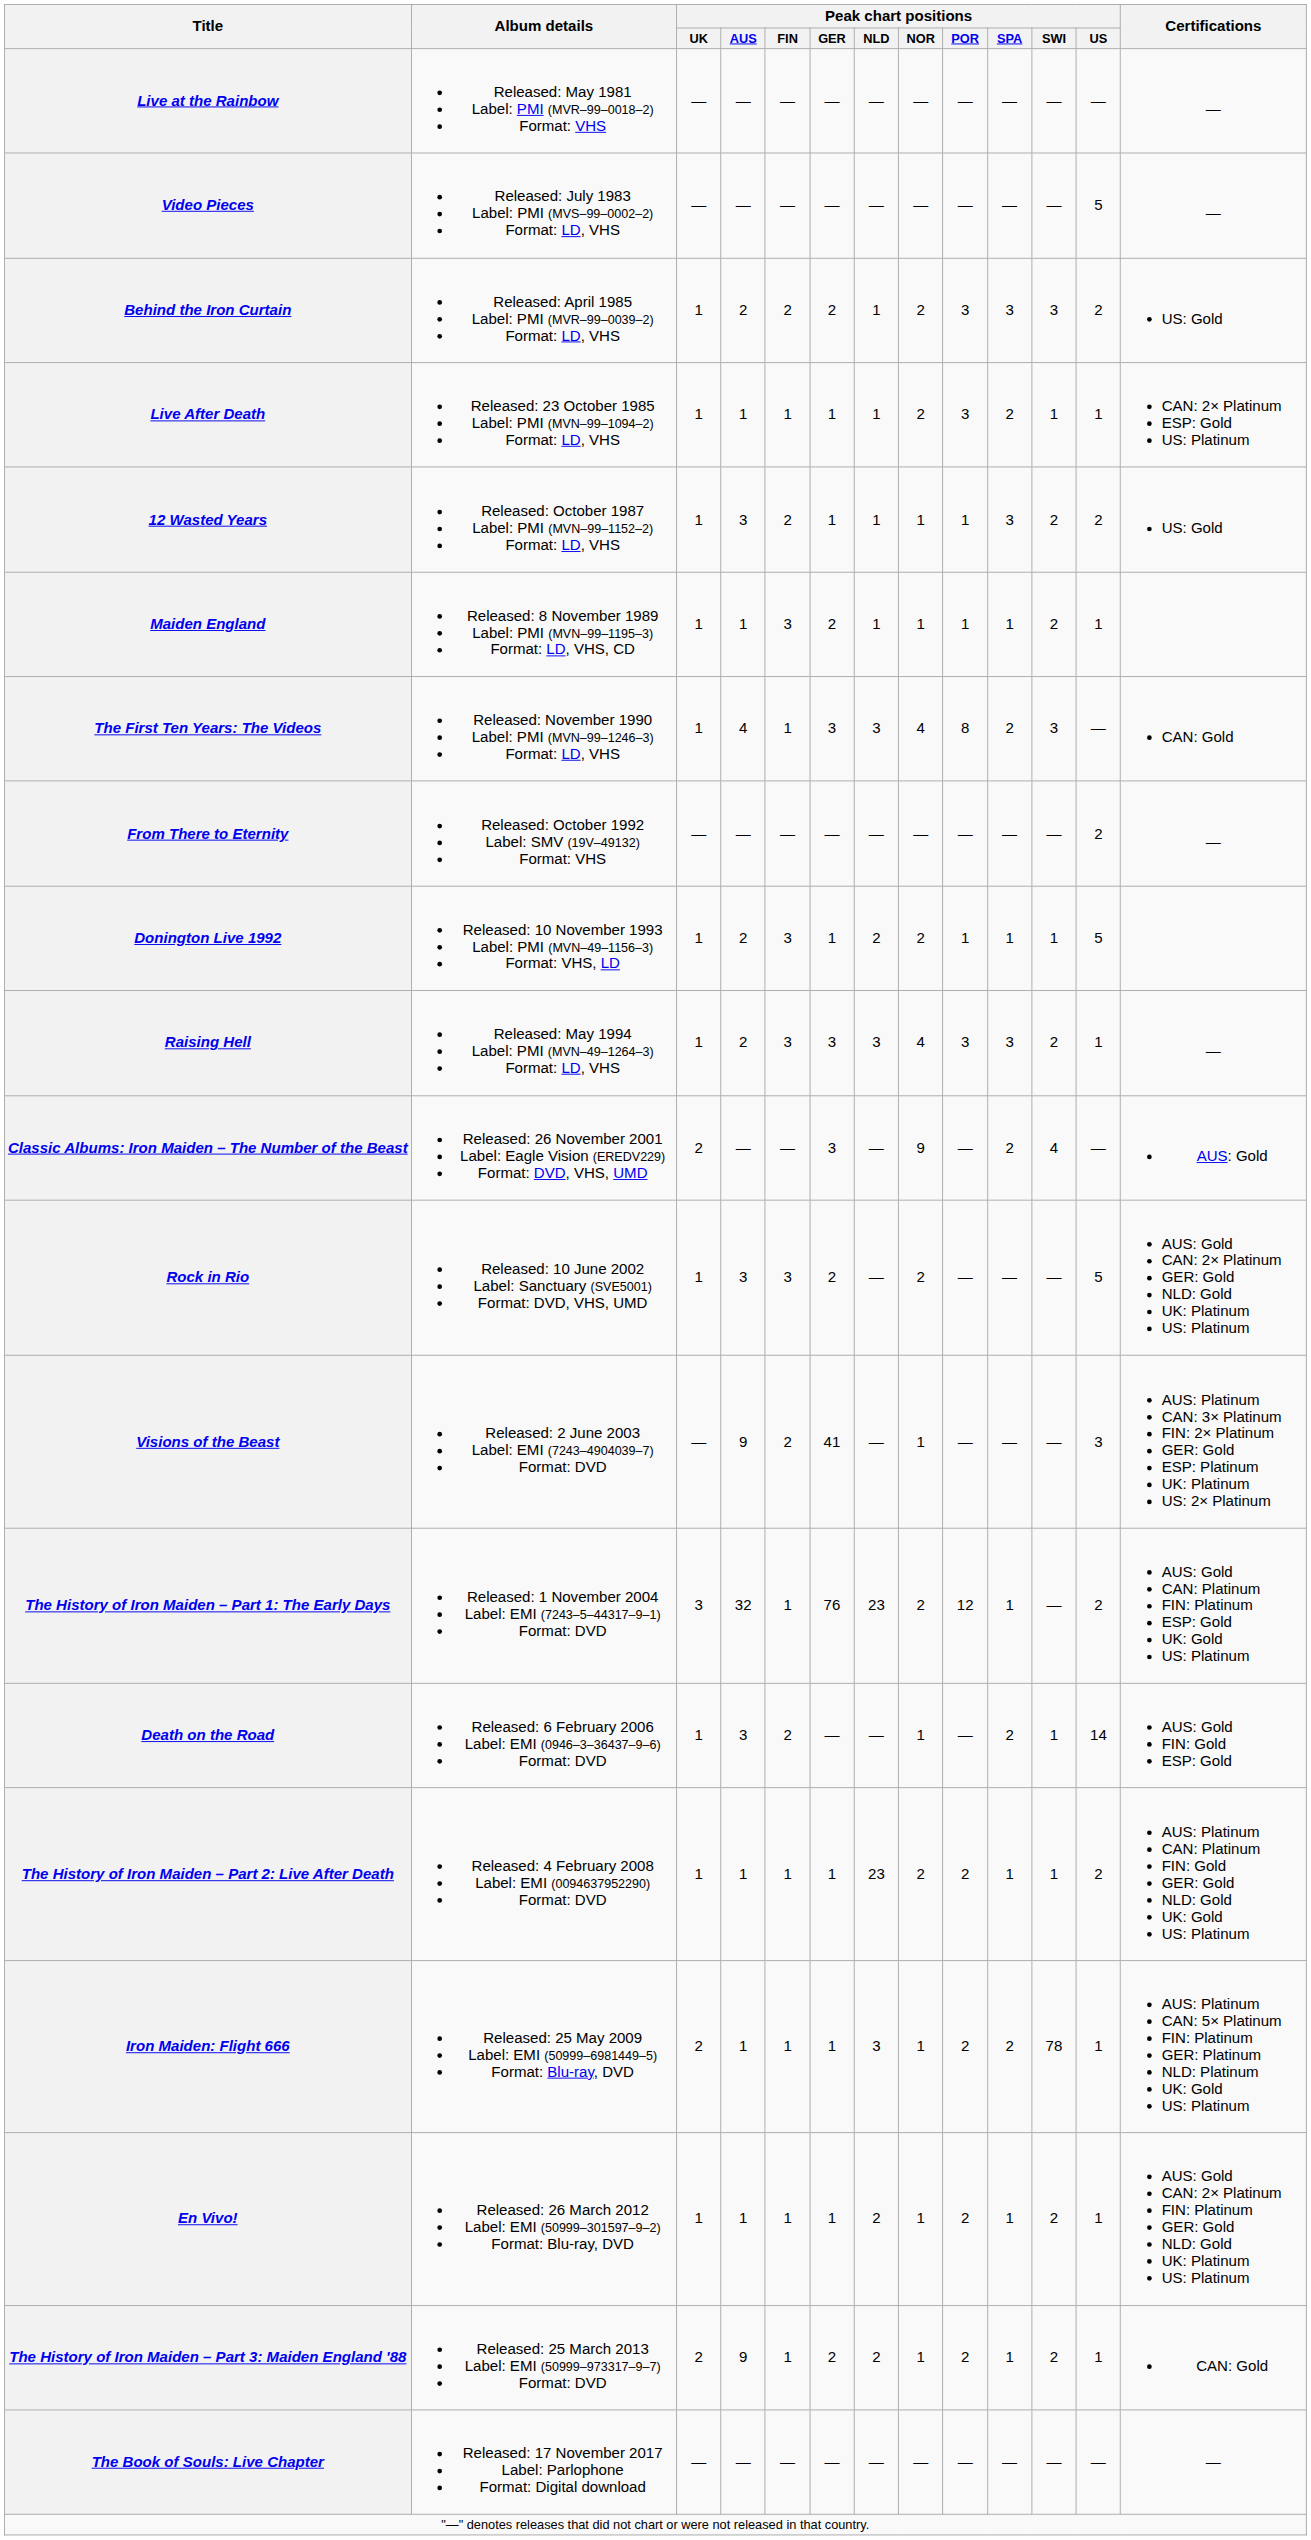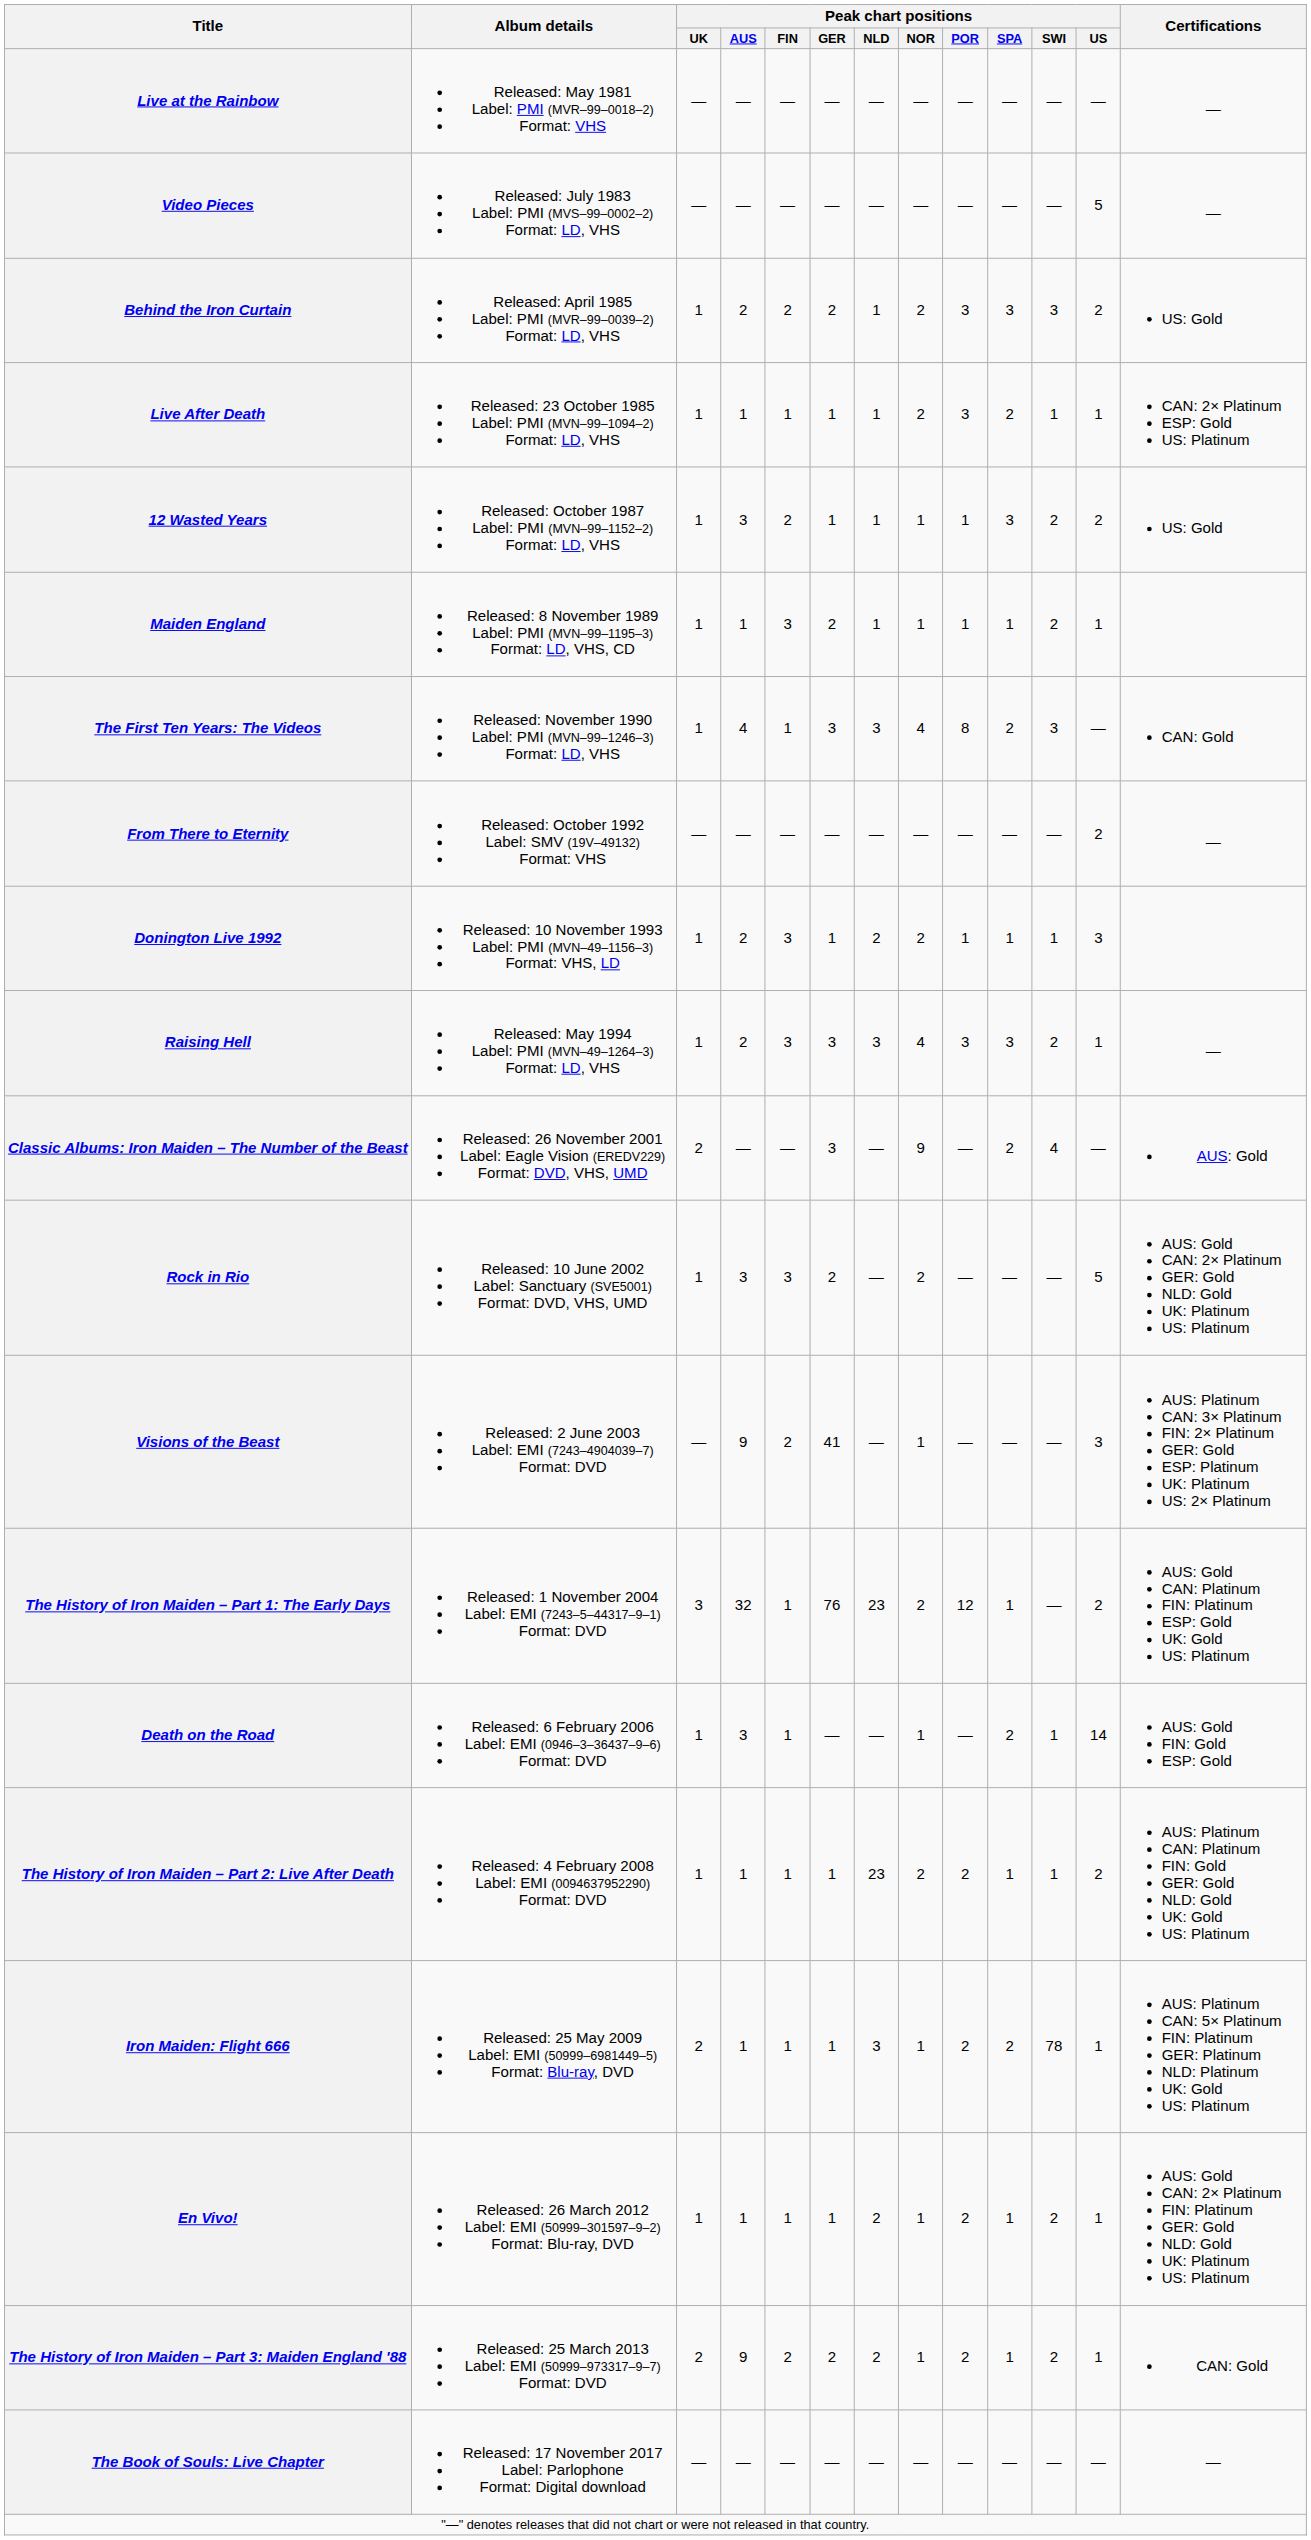(1098, 938) 5 -> (1098, 938) 3
(788, 1735) 2 -> (788, 1735) 1
(788, 2357) 1 -> (788, 2357) 2
